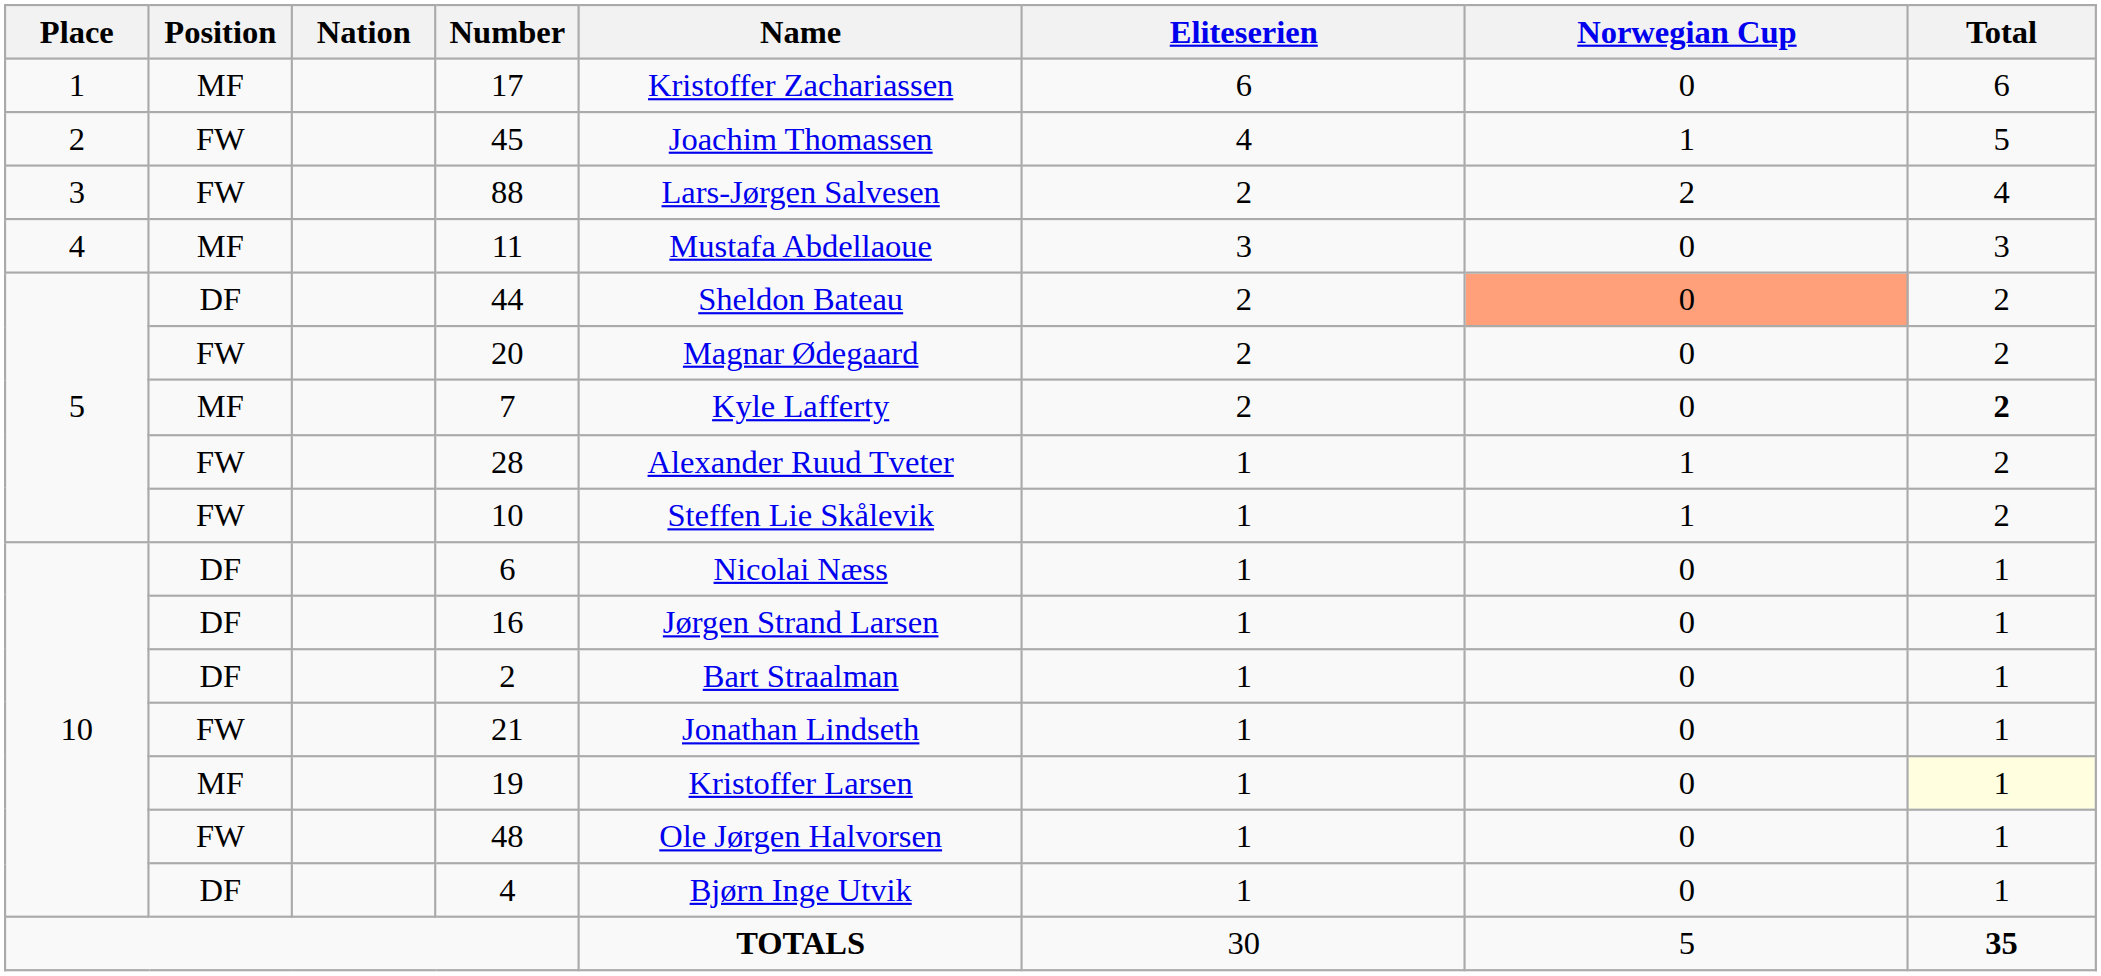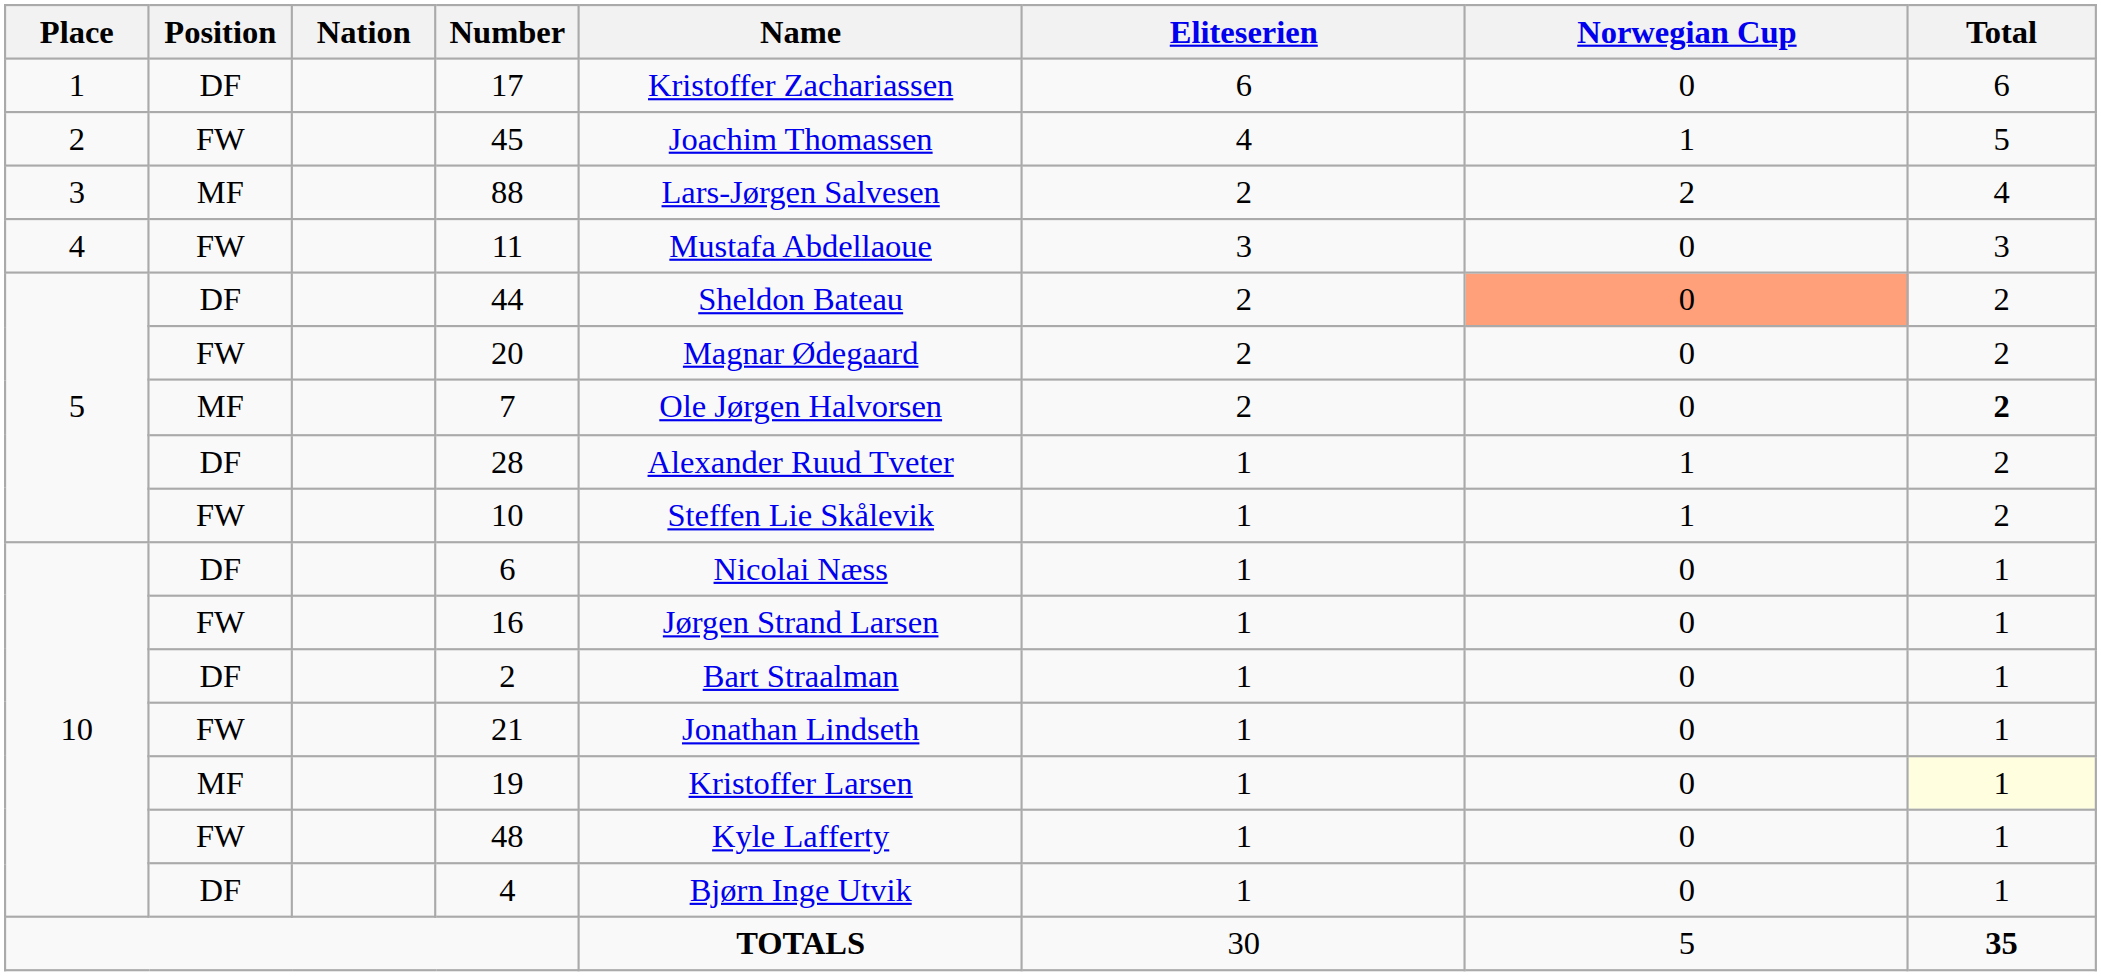(220, 85) MF -> (220, 85) DF
(220, 192) FW -> (220, 192) MF
(220, 246) MF -> (220, 246) FW
(801, 406) Kyle Lafferty -> (801, 406) Ole Jørgen Halvorsen
(220, 460) FW -> (220, 460) DF
(220, 621) DF -> (220, 621) FW
(801, 836) Ole Jørgen Halvorsen -> (801, 836) Kyle Lafferty
